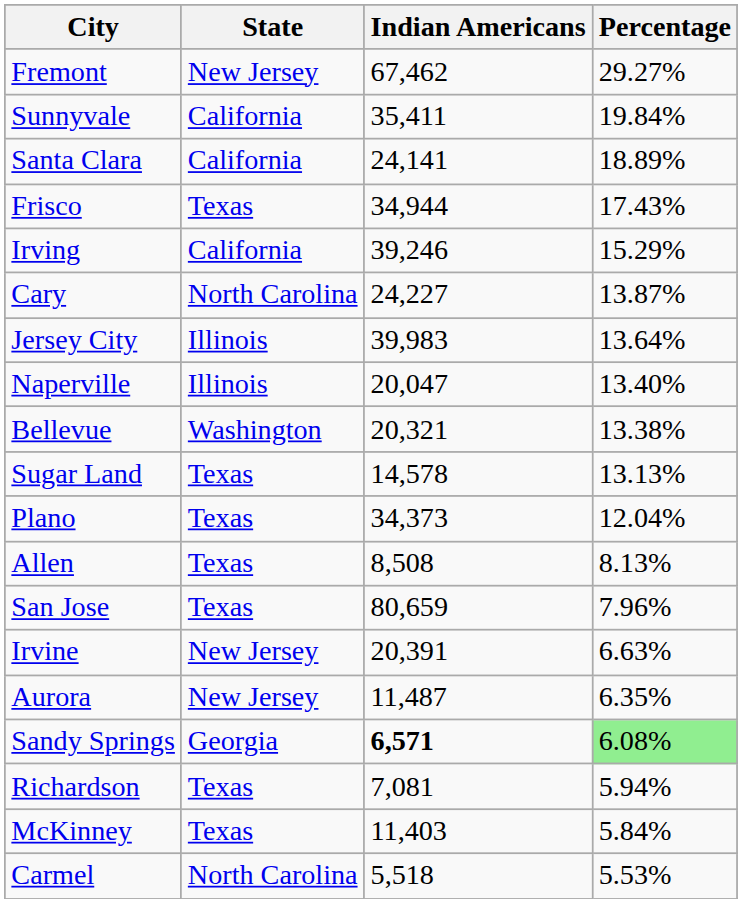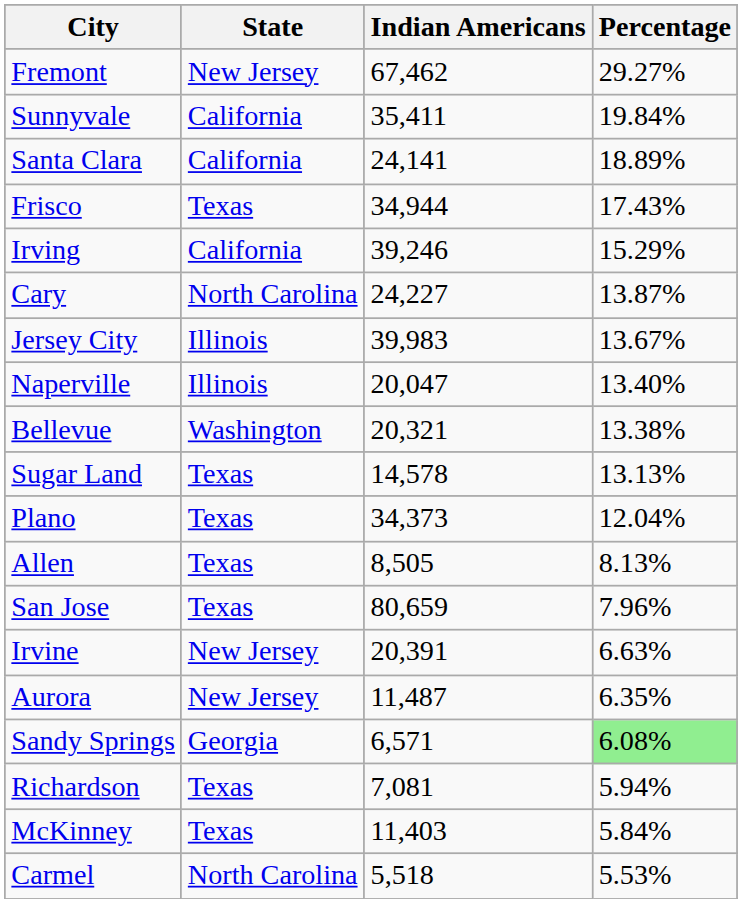(642, 339) 13.64% -> (642, 339) 13.67%
(402, 562) 8,508 -> (402, 562) 8,505
(402, 741) bold -> (402, 741) normal
